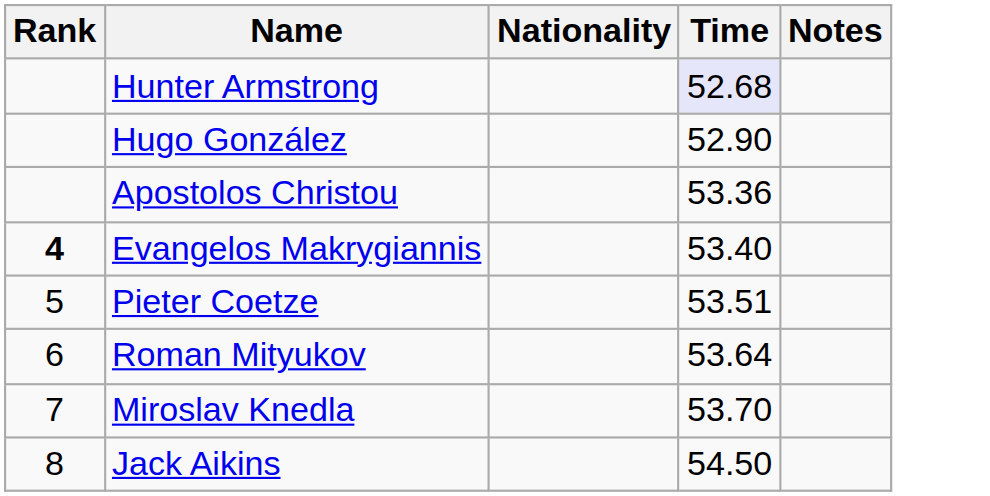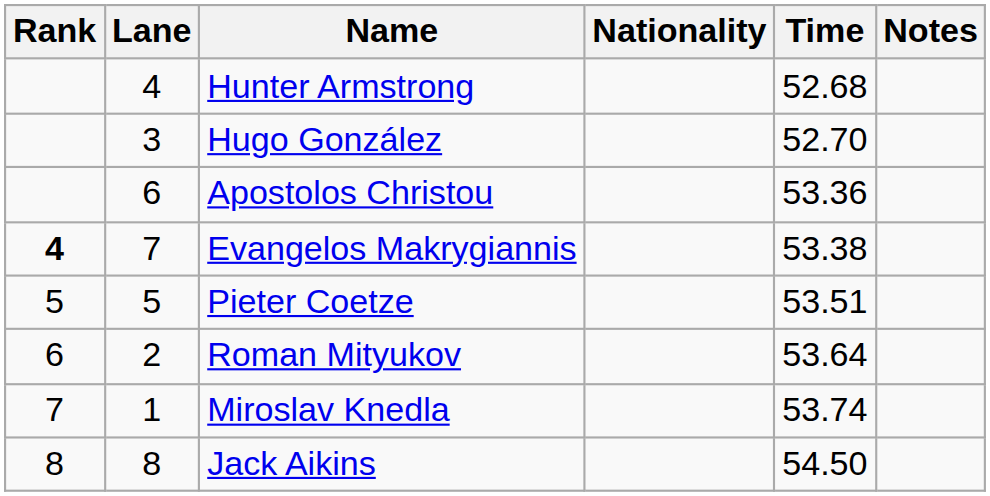+ column: (152, 31)
(730, 85) lavender background -> (825, 85) no background
(730, 139) 52.90 -> (825, 139) 52.70
(730, 247) 53.40 -> (825, 247) 53.38
(730, 409) 53.70 -> (825, 409) 53.74
